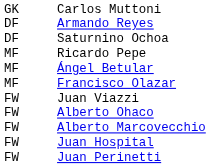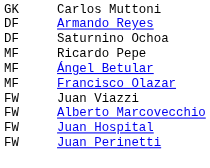- row: (105, 113)
